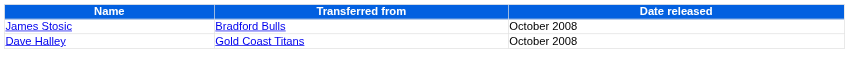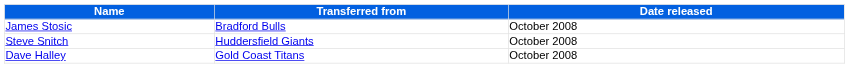+ row: (37, 41)
